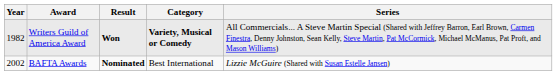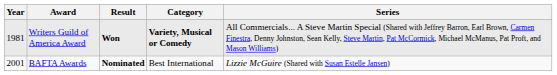(16, 38) 1982 -> (16, 38) 1981
(16, 63) 2002 -> (16, 63) 2001
